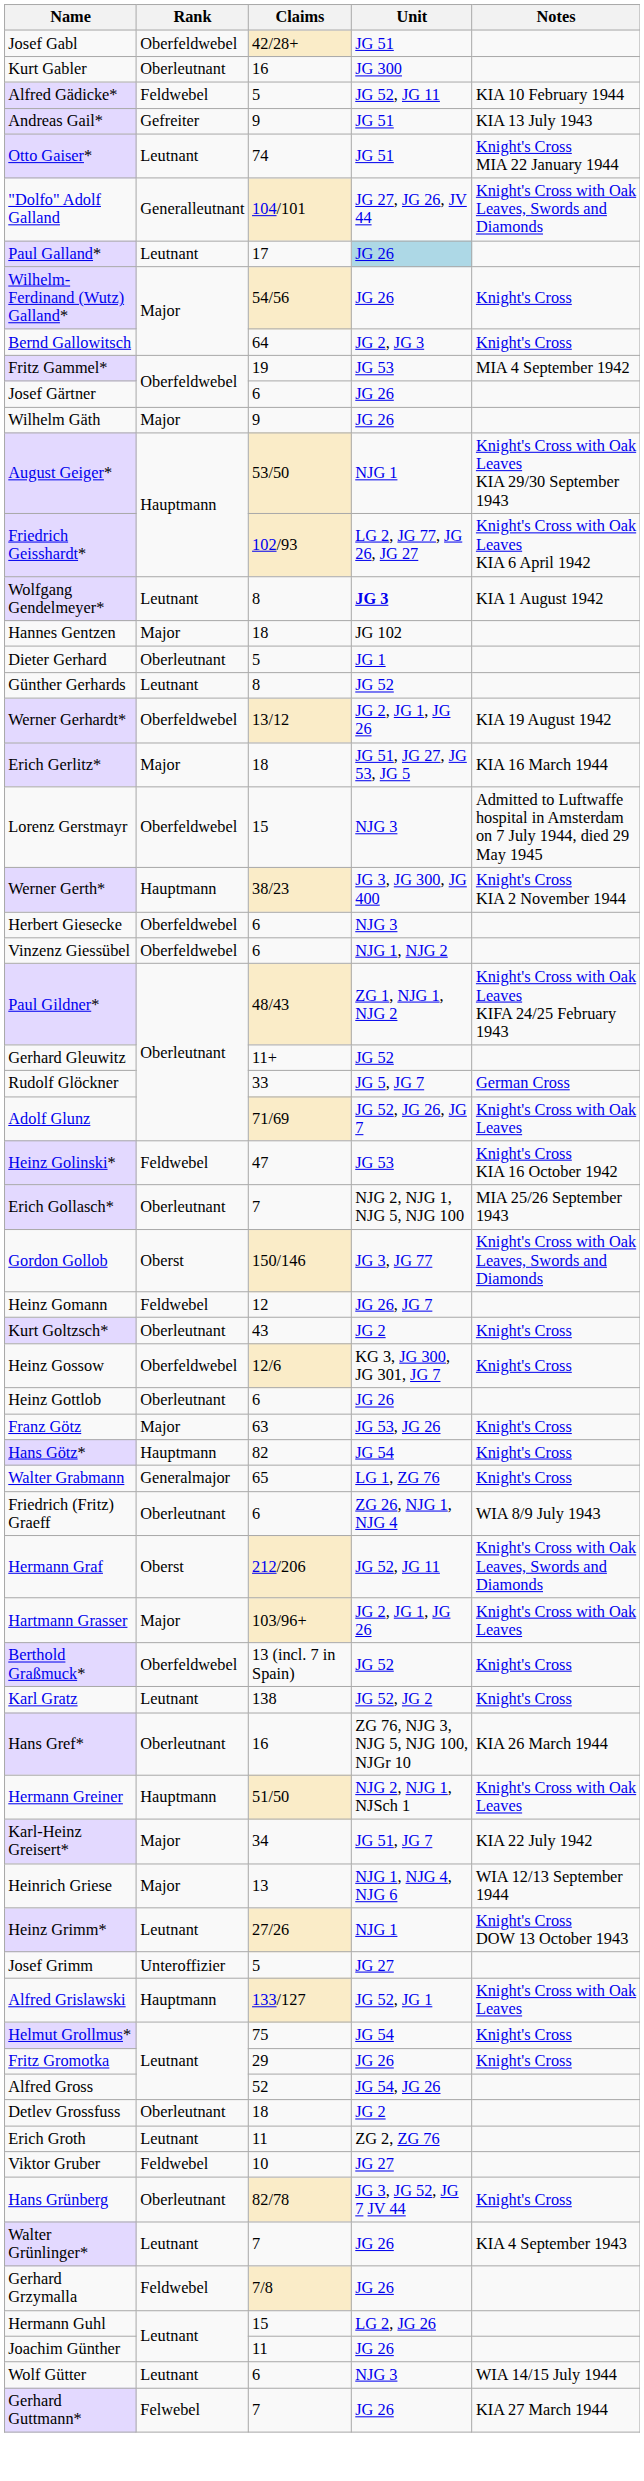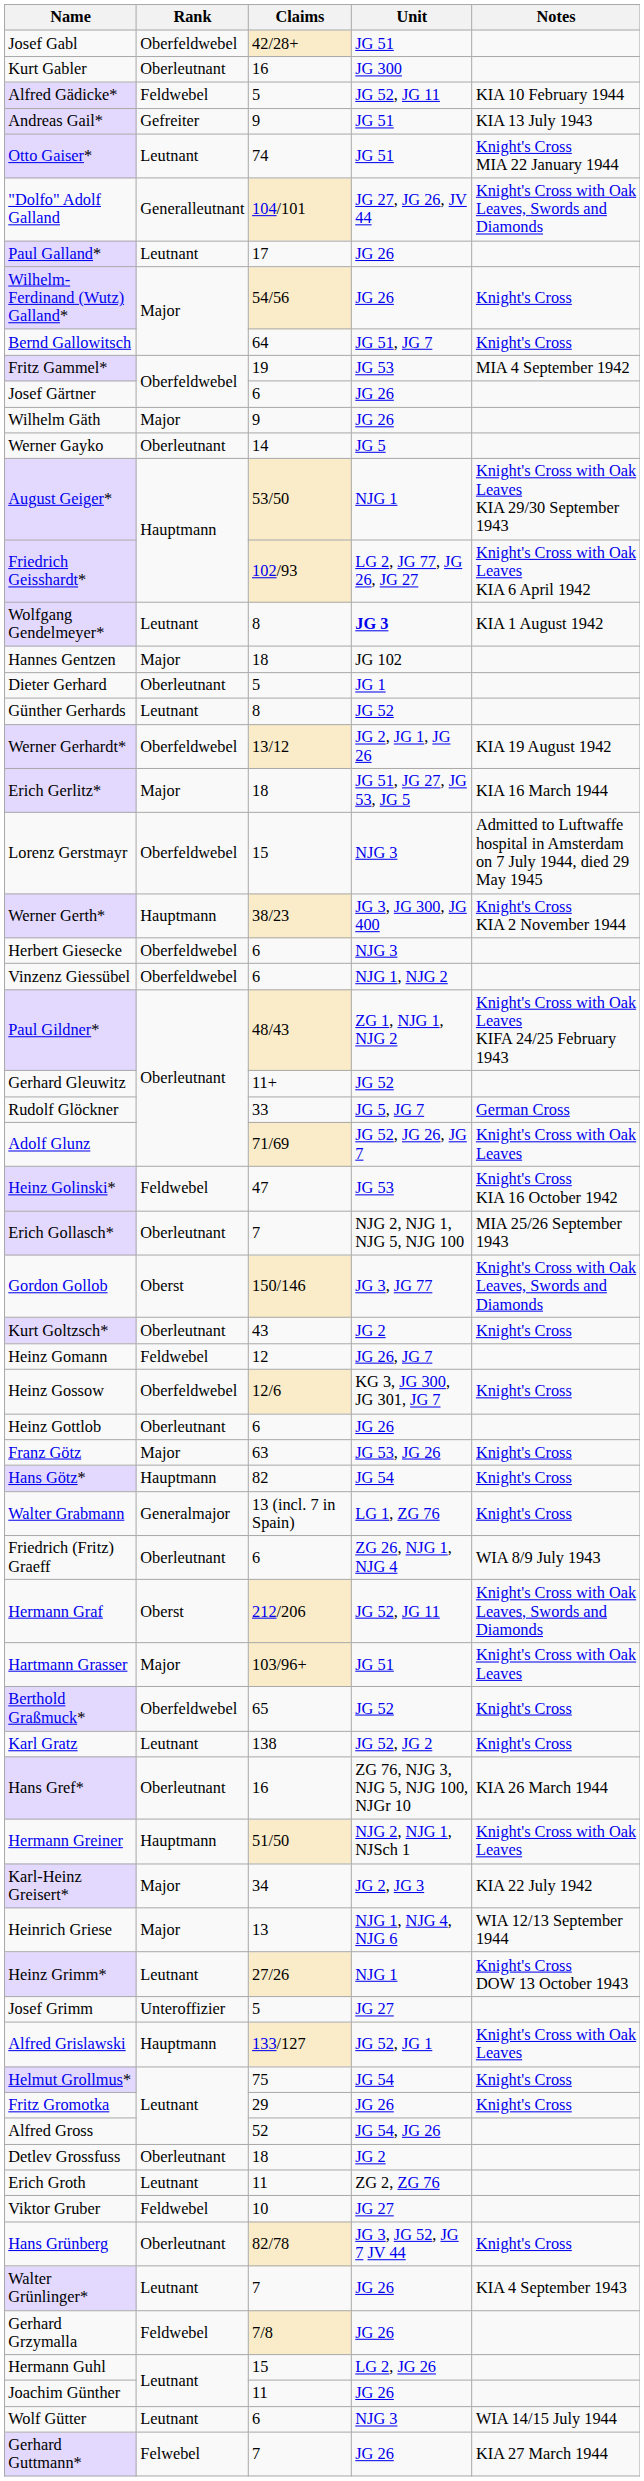(375, 253) lightblue background -> (375, 253) no background
(390, 342) JG 2, JG 3 -> (394, 342) JG 51, JG 7
+ row: (56, 445)
rows swapped: (58, 1330) <-> (58, 1304)
(260, 1478) 65 -> (294, 1513) 13 (incl. 7 in Spain)
(403, 1620) JG 2, JG 1, JG 26 -> (375, 1664) JG 51
(294, 1664) 13 (incl. 7 in Spain) -> (260, 1708) 65
(394, 1841) JG 51, JG 7 -> (390, 1885) JG 2, JG 3
